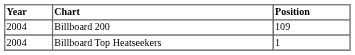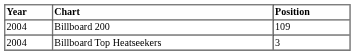(278, 42) 1 -> (278, 42) 3
